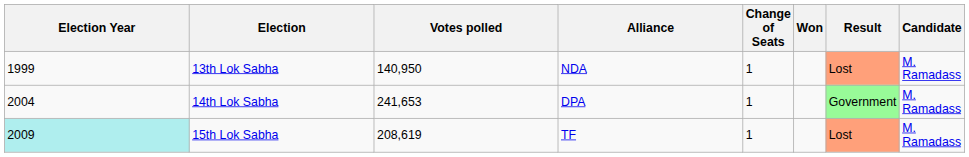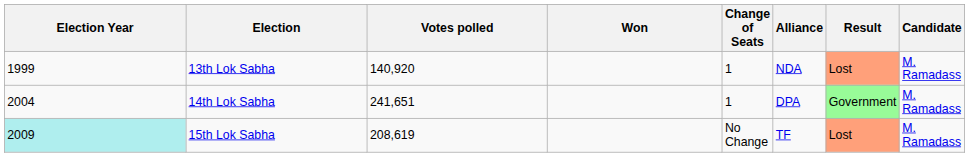columns swapped: (810, 28) <-> (651, 28)
(399, 68) 140,950 -> (392, 68) 140,920
(399, 101) 241,653 -> (392, 101) 241,651
(749, 135) 1 -> (746, 135) No Change
